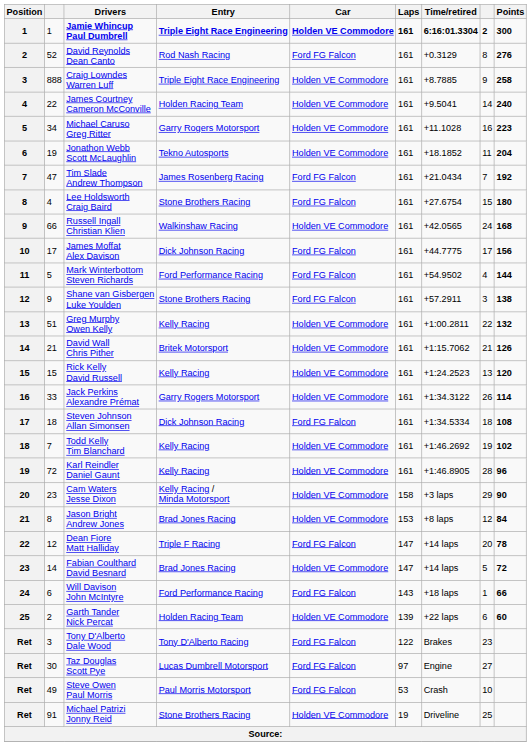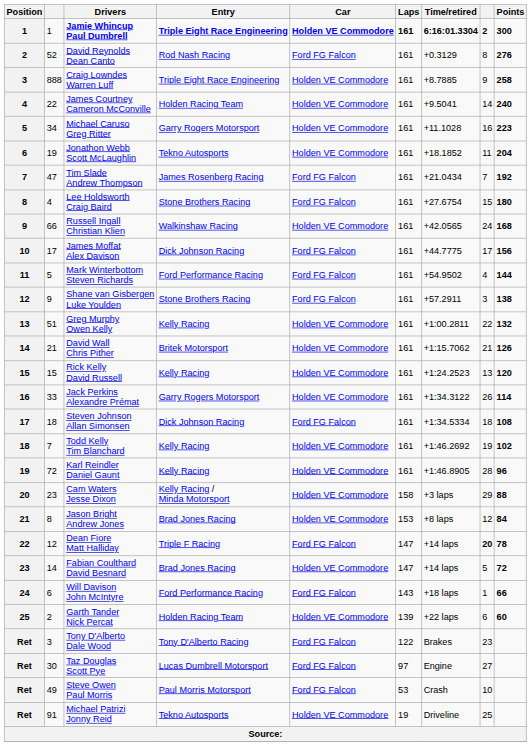(502, 494) 90 -> (502, 494) 88
(487, 543) normal -> (487, 543) bold
(204, 714) Stone Brothers Racing -> (194, 714) Tekno Autosports
